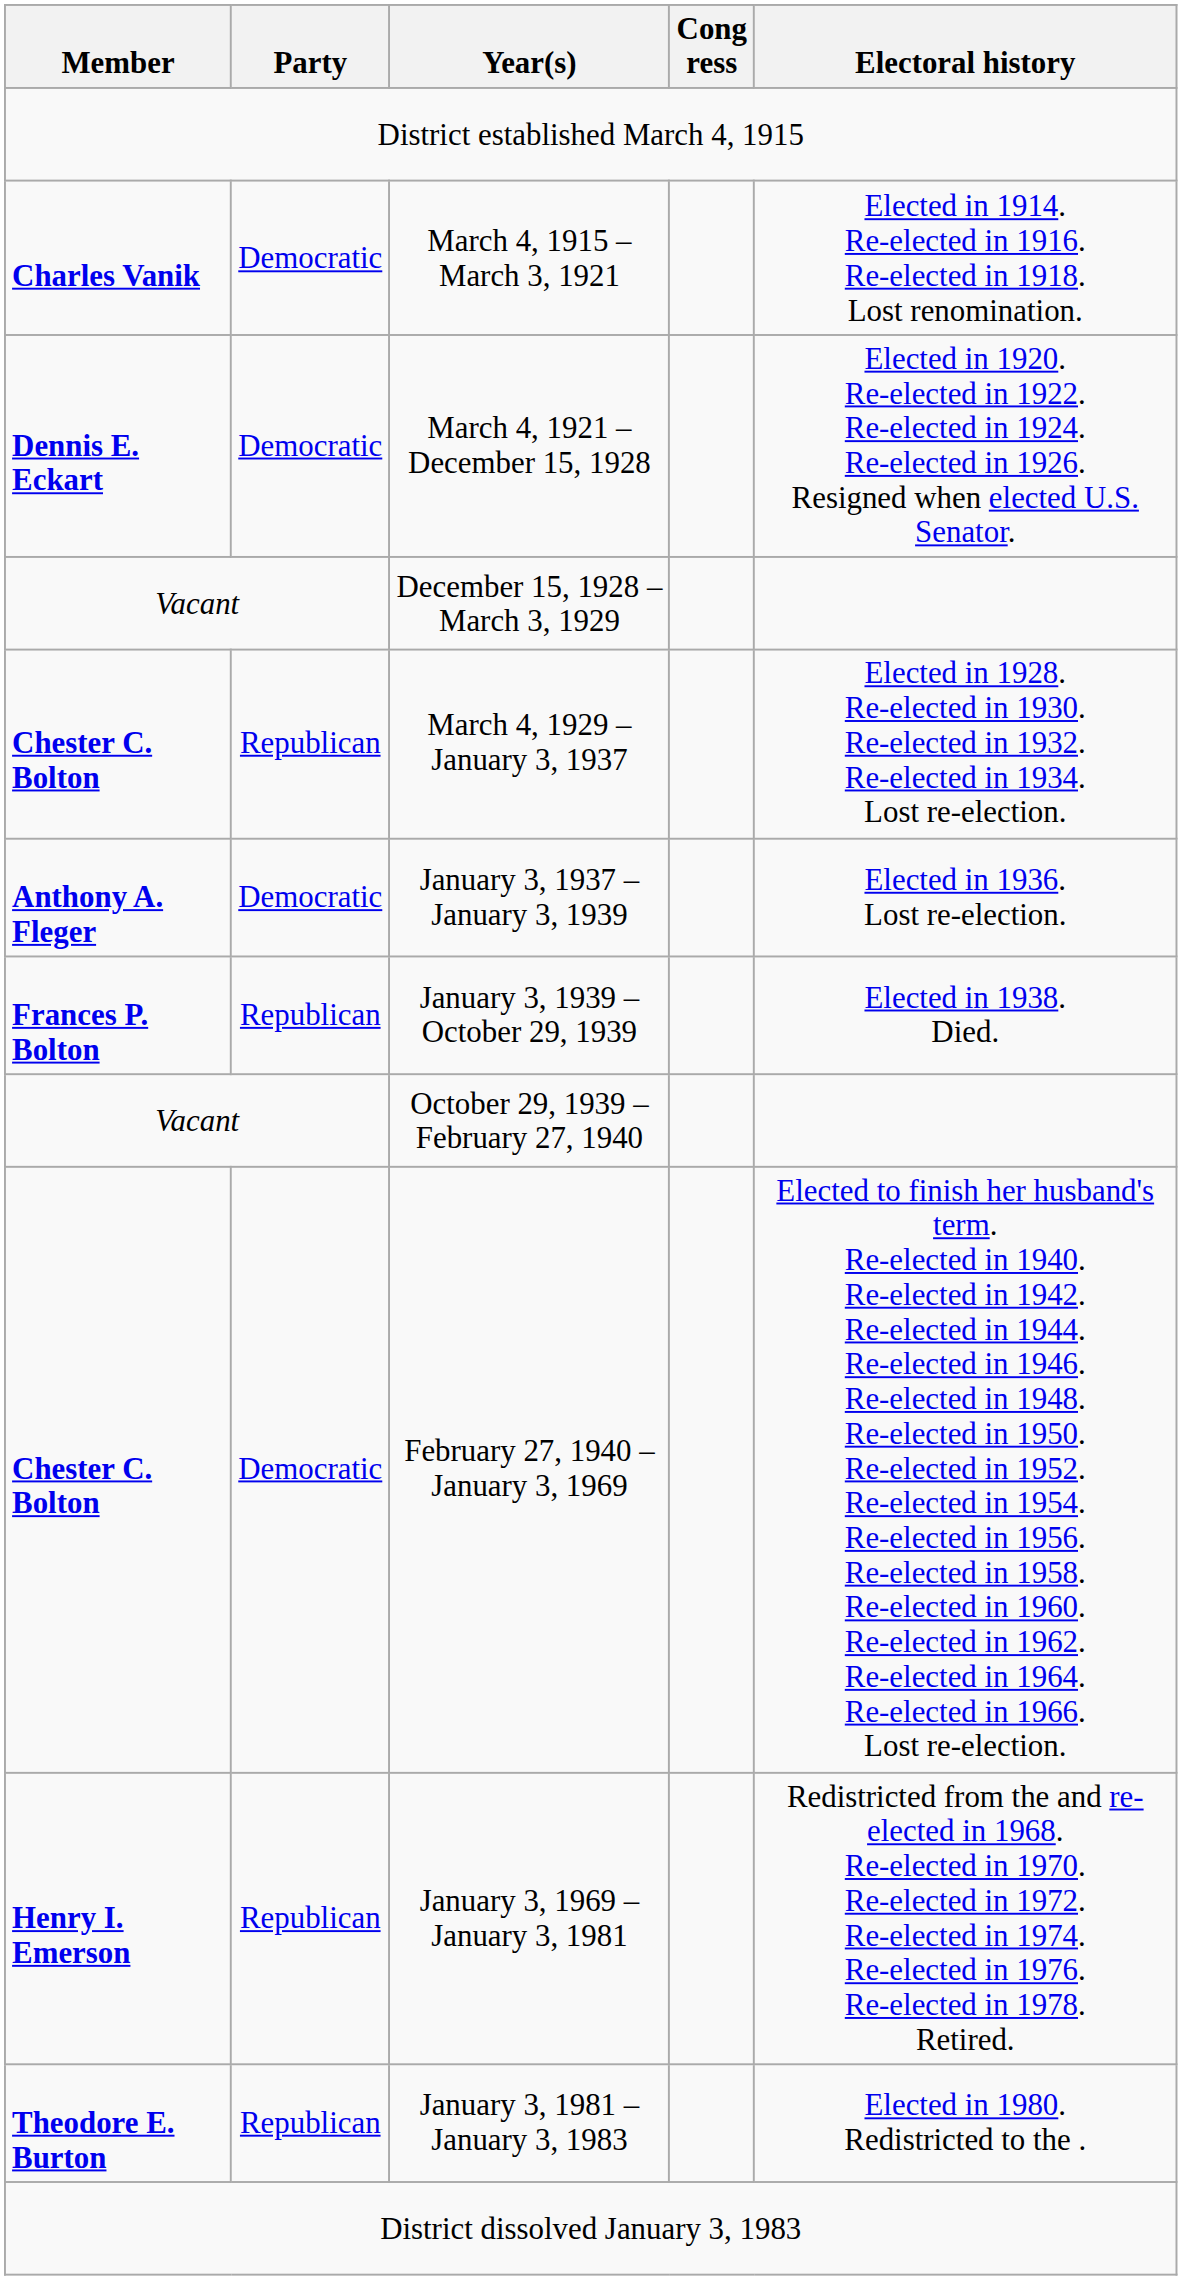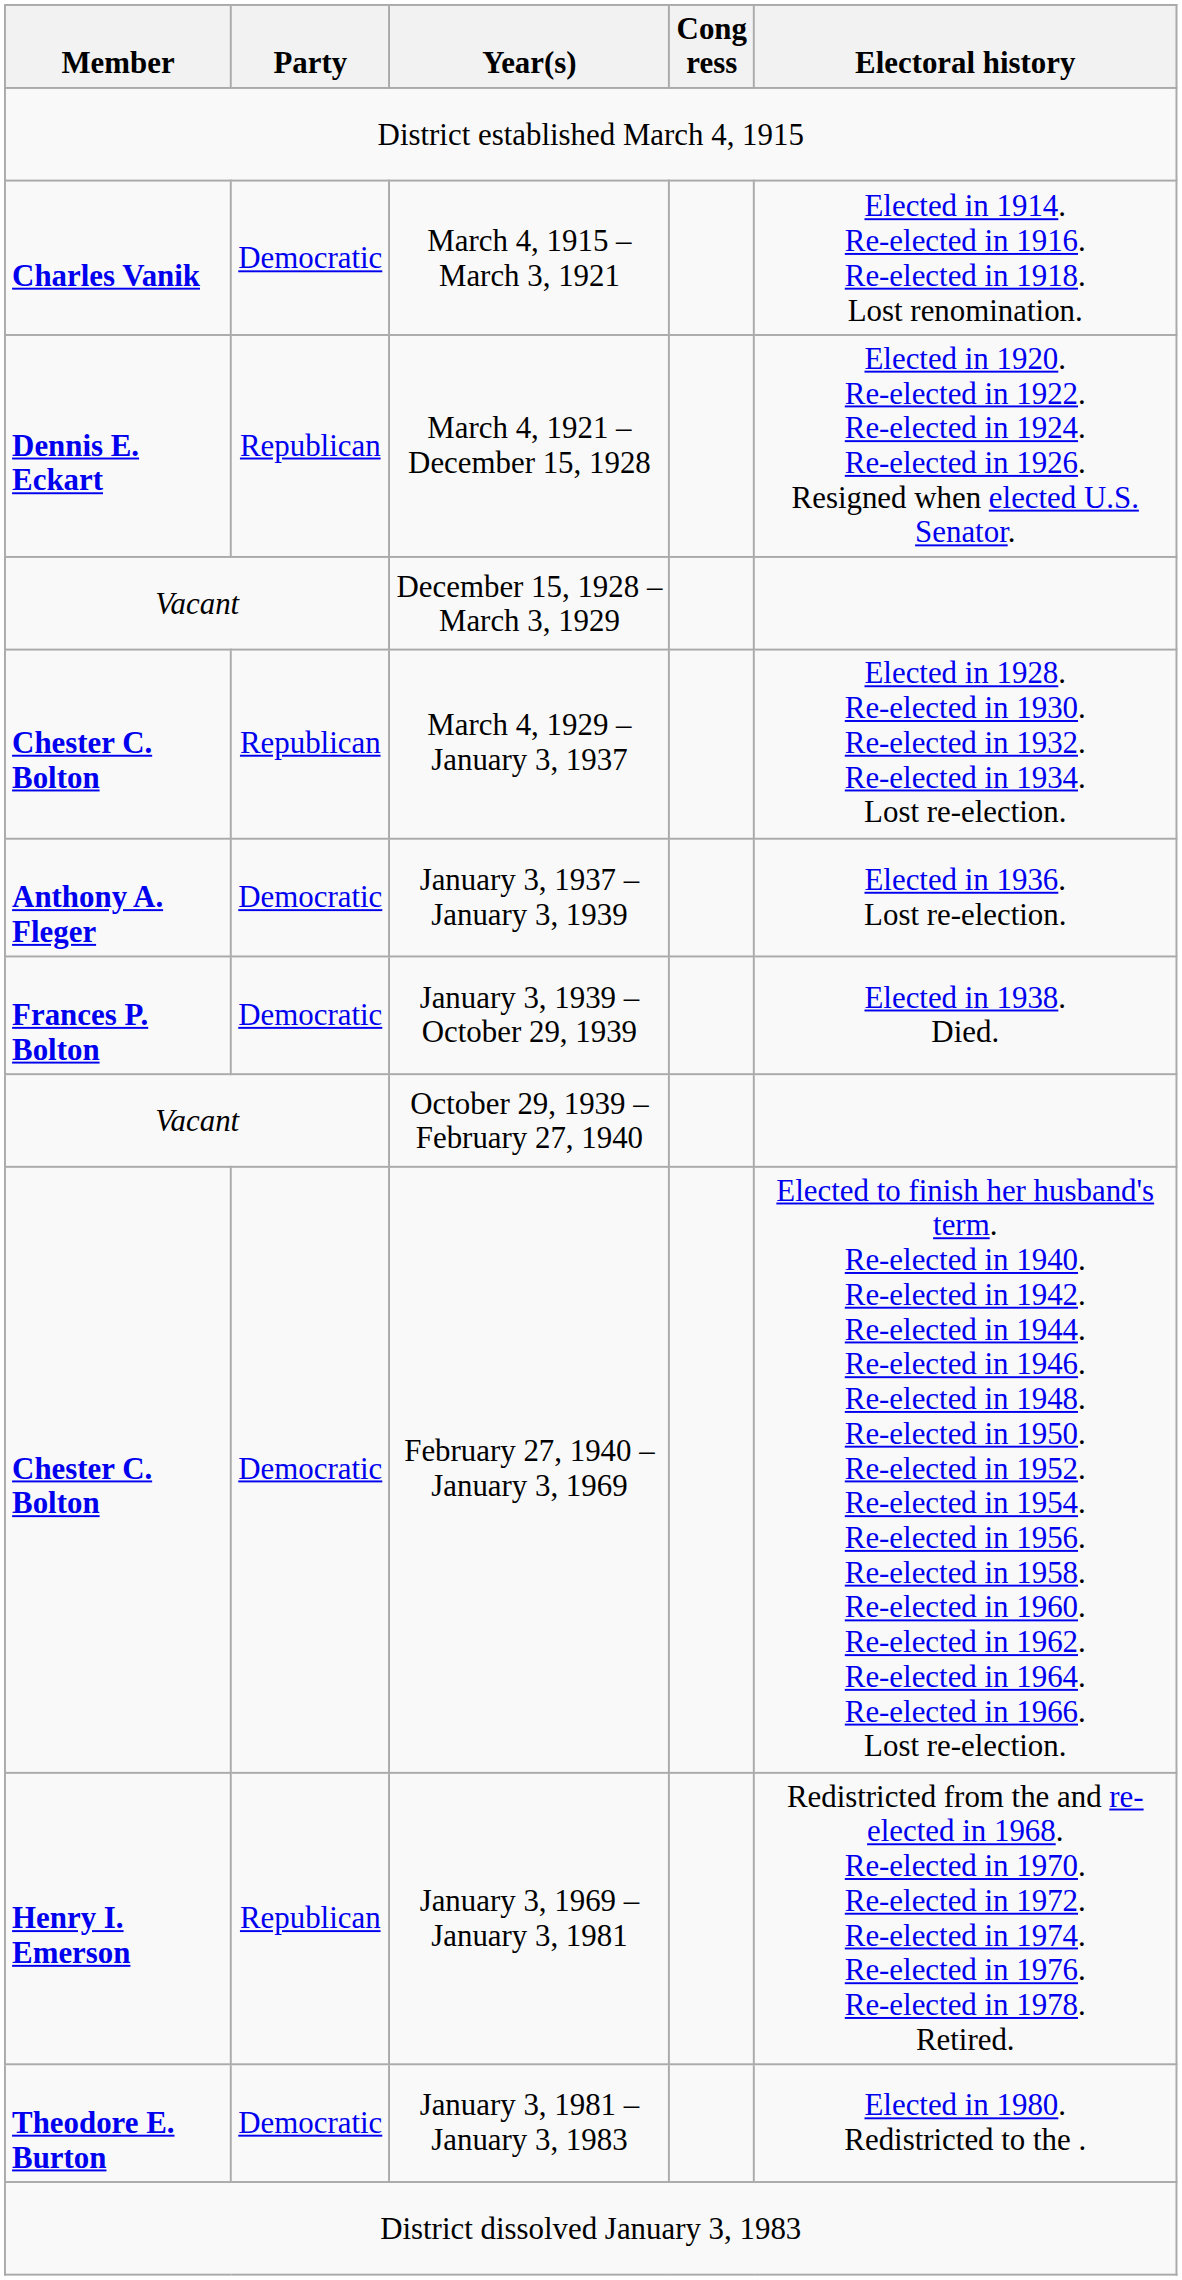(310, 445) Democratic -> (310, 445) Republican
(310, 1014) Republican -> (310, 1014) Democratic
(310, 2123) Republican -> (310, 2123) Democratic
